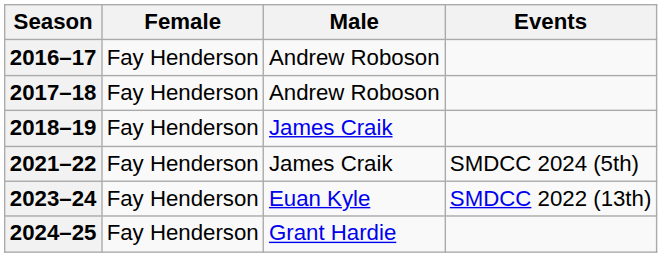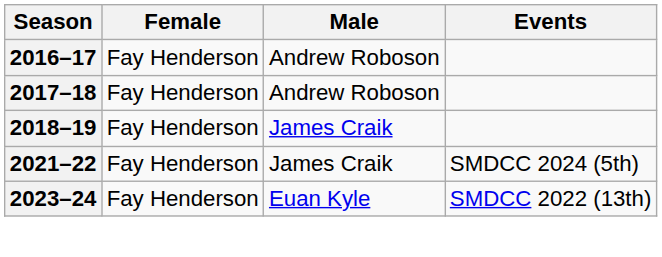- row: (53, 233)
